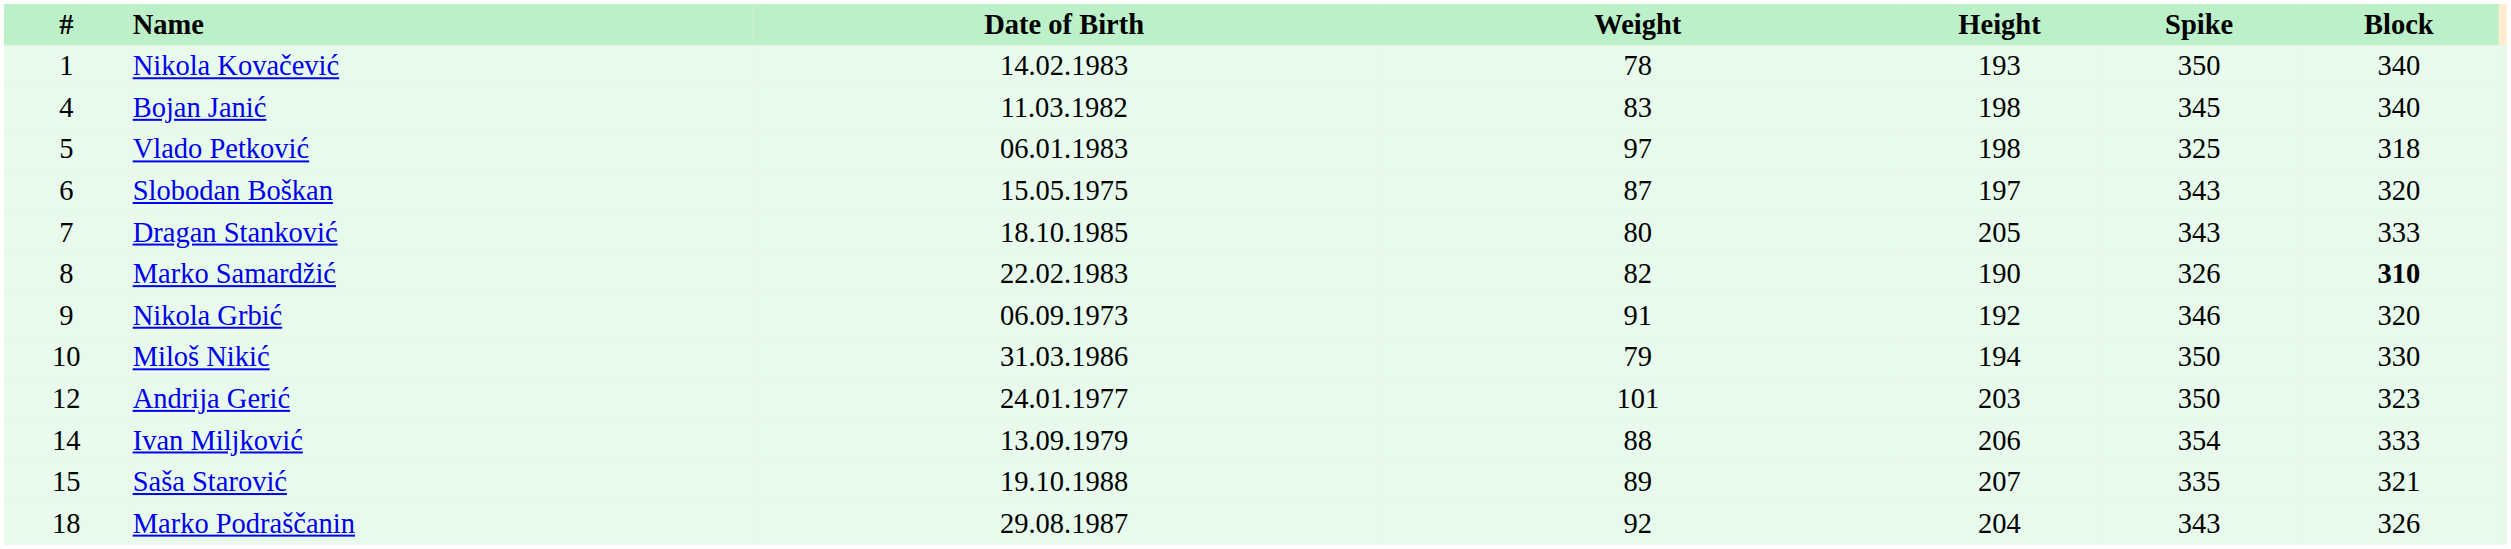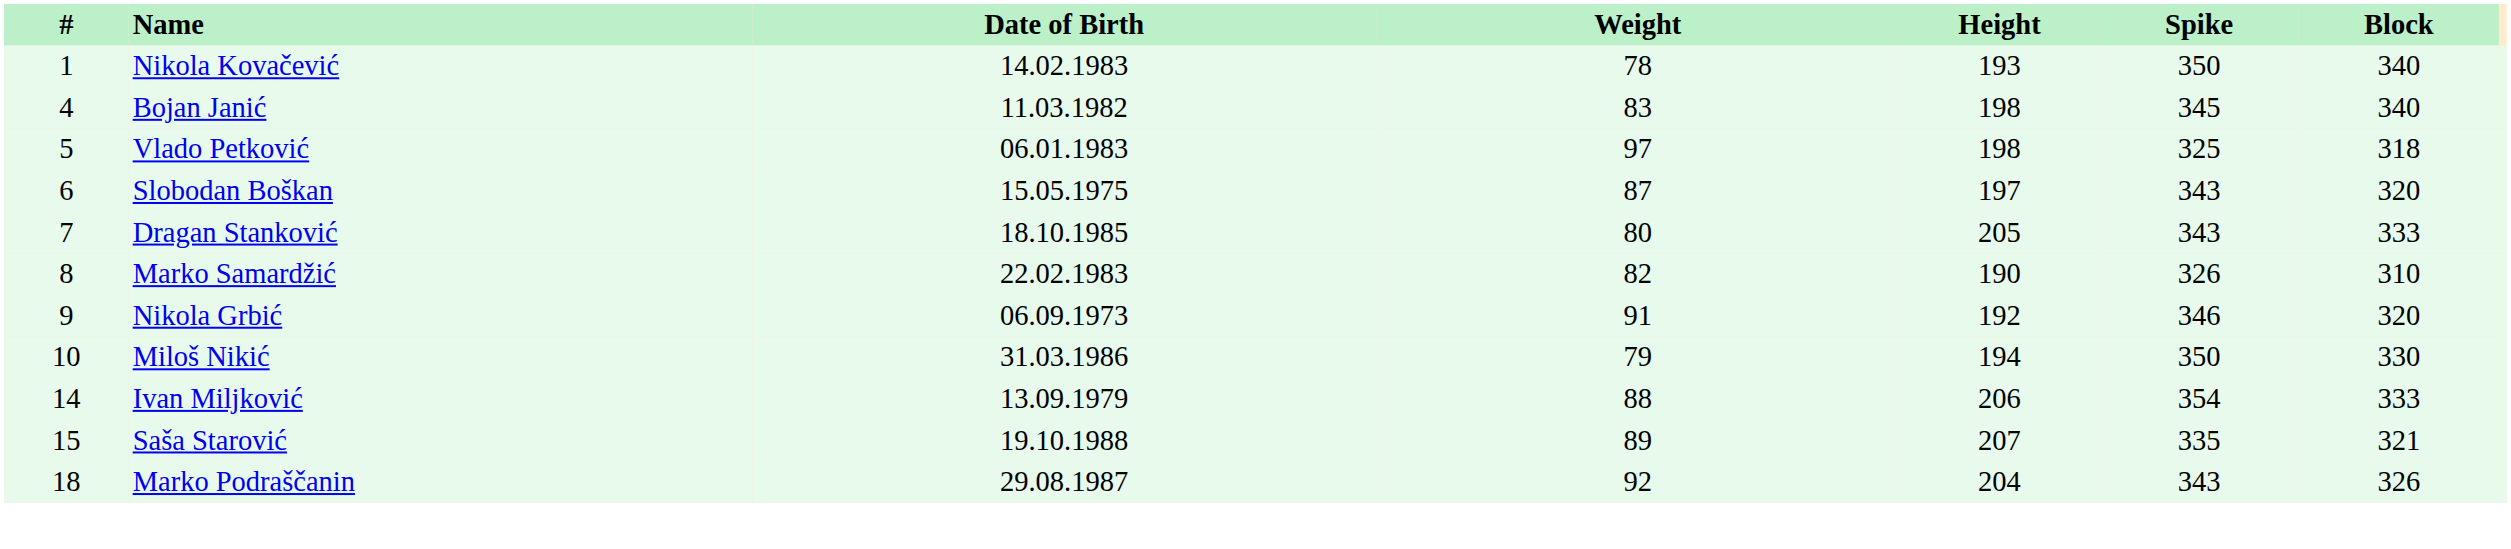(2399, 273) bold -> (2399, 273) normal
- row: (211, 398)
